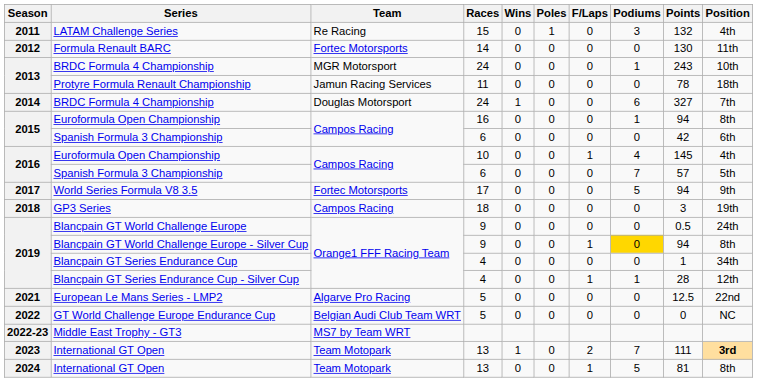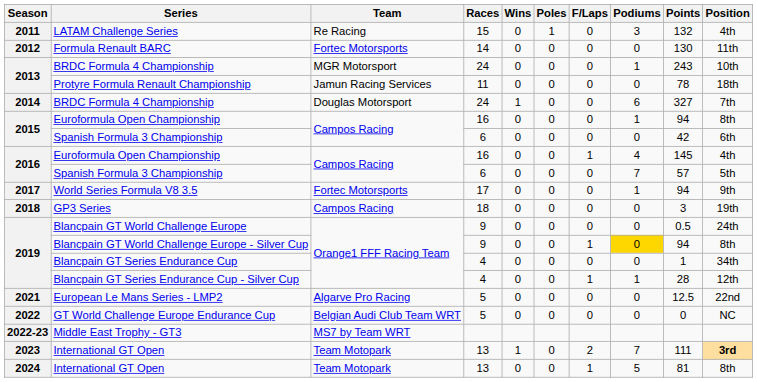(483, 156) 10 -> (483, 156) 16
(637, 191) 5 -> (637, 191) 1
